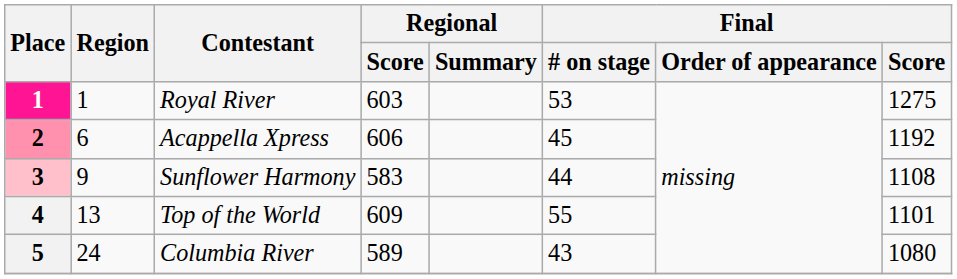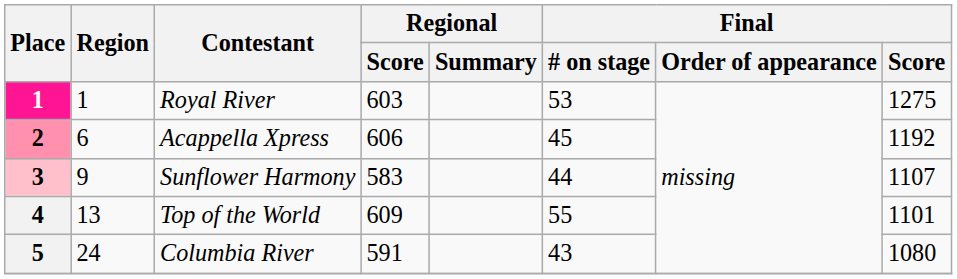(912, 176) 1108 -> (912, 176) 1107
(385, 253) 589 -> (385, 253) 591
